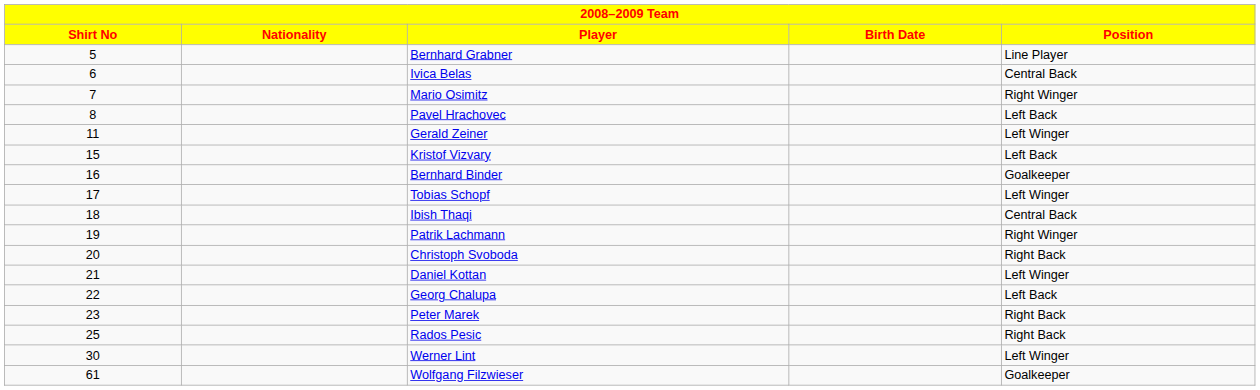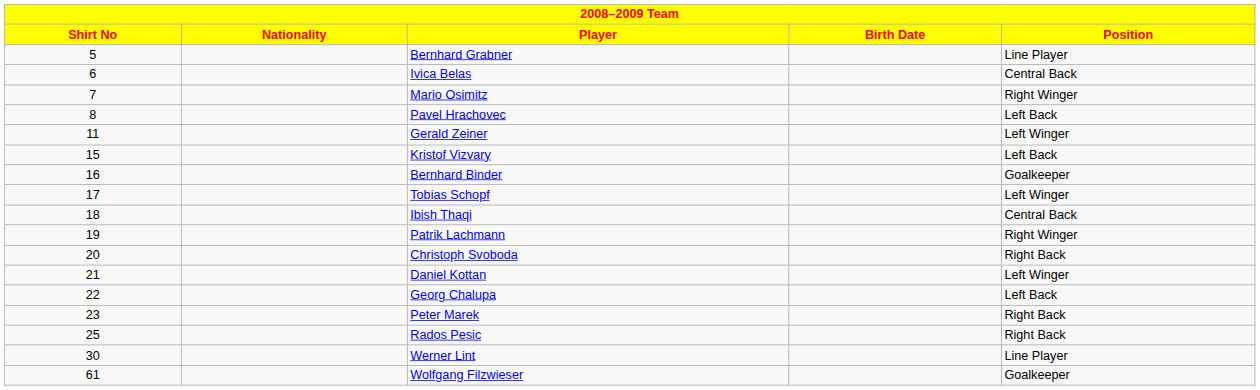(1037, 355) Left Winger -> (1036, 355) Line Player
